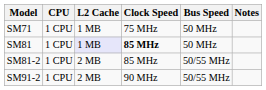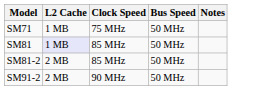- column: (59, 12)
(141, 45) bold -> (108, 45) normal
(206, 61) 50/55 MHz -> (167, 61) 50 MHz
(206, 77) 50/55 MHz -> (167, 77) 50 MHz
